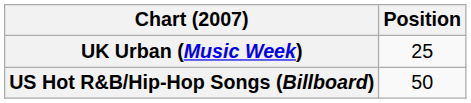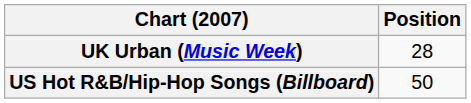(422, 51) 25 -> (422, 51) 28
